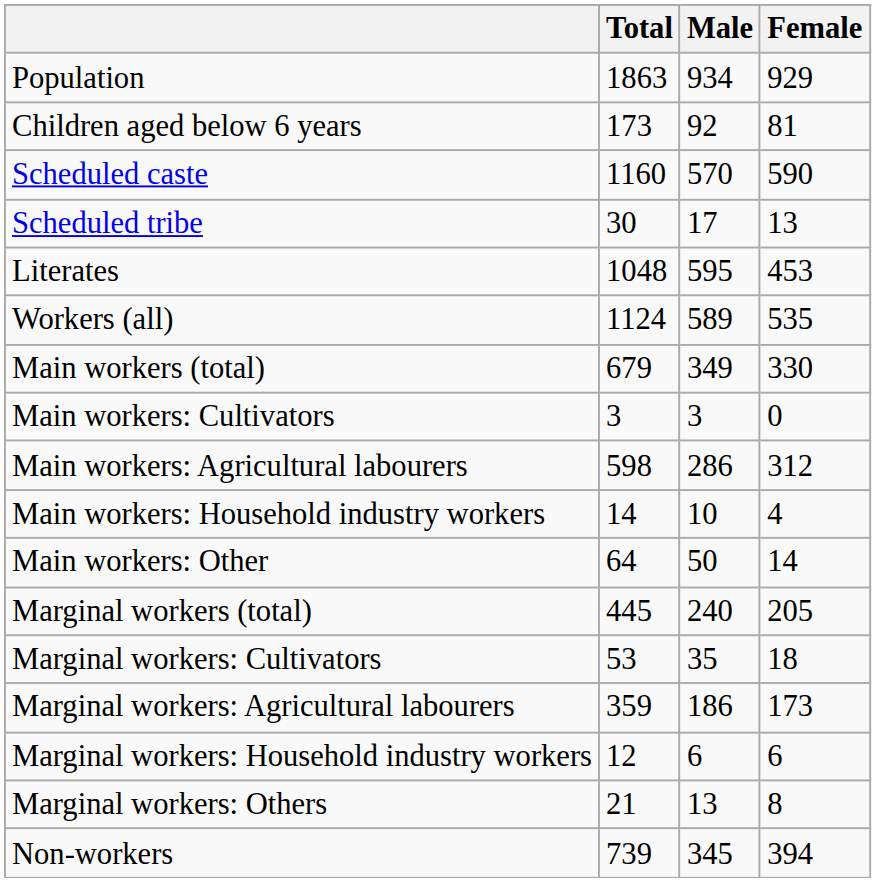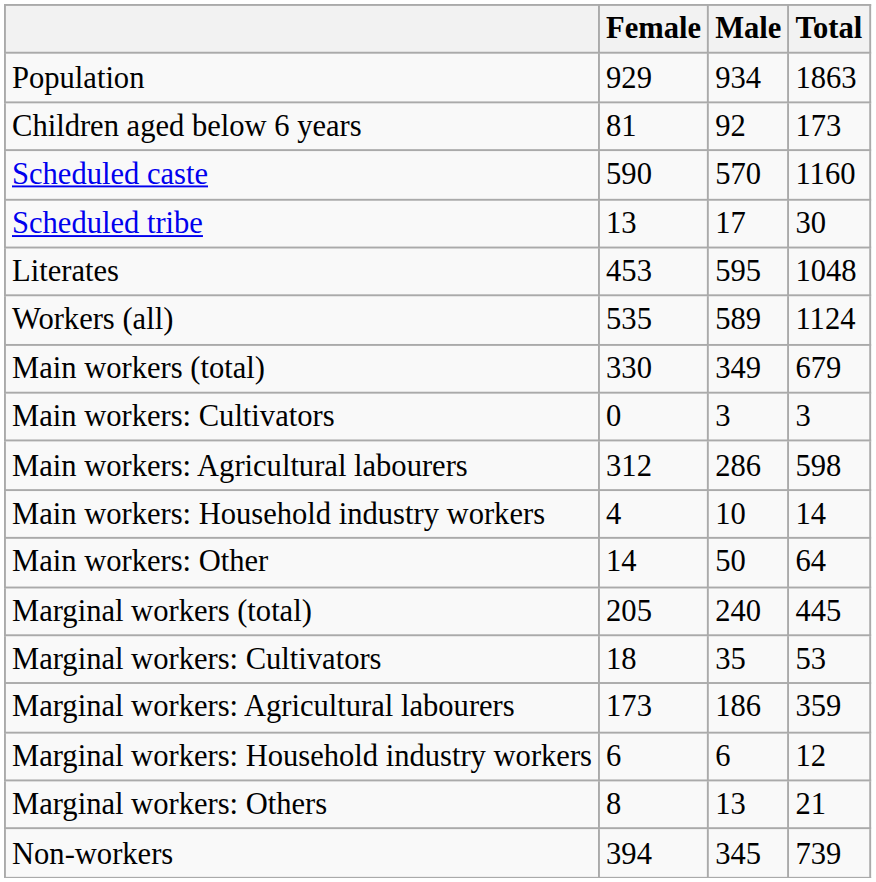columns swapped: (639, 28) <-> (815, 28)
